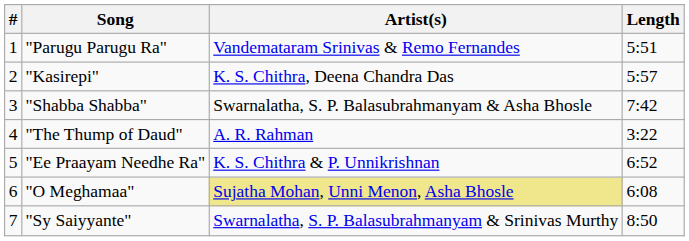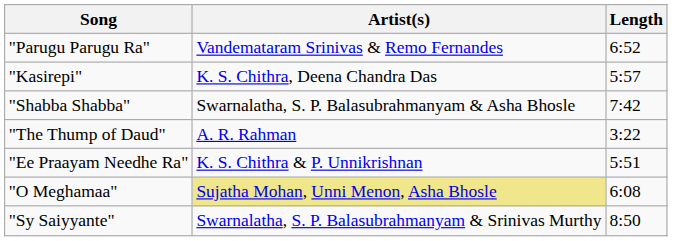- column: (13, 19)
(642, 47) 5:51 -> (625, 47) 6:52
(642, 163) 6:52 -> (625, 163) 5:51
